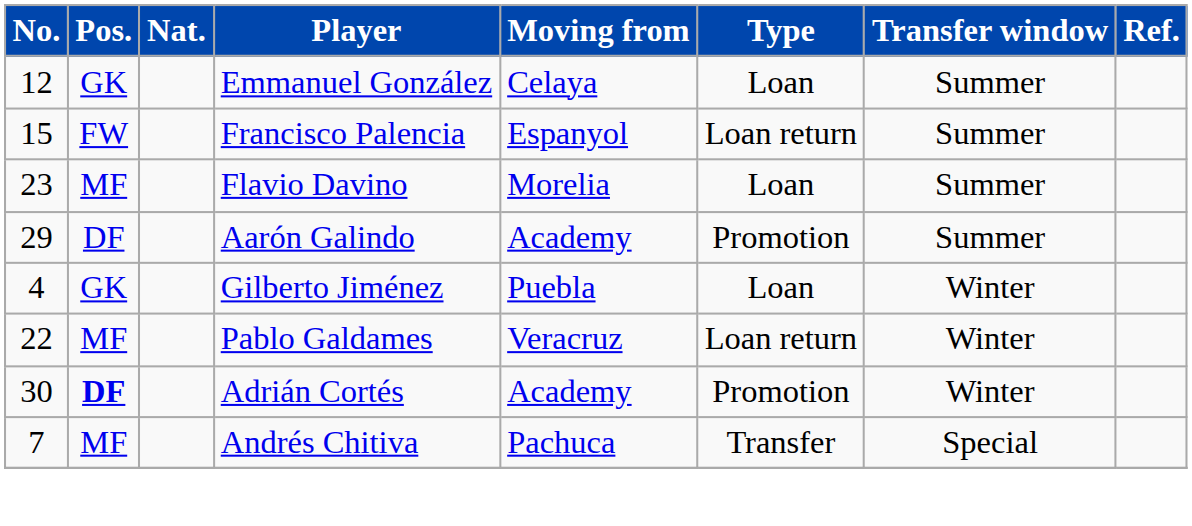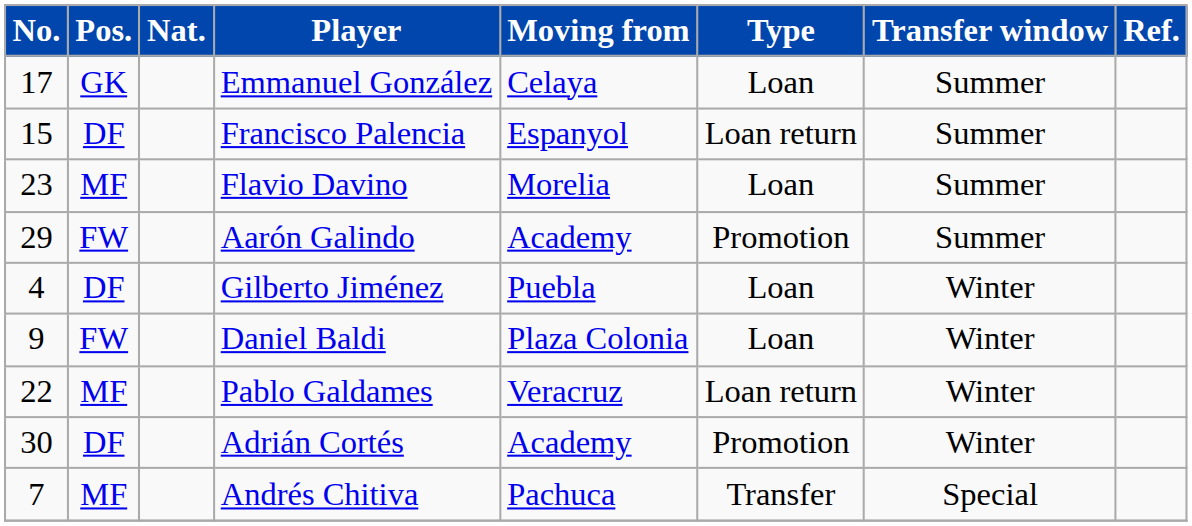(36, 81) 12 -> (36, 81) 17
(104, 133) FW -> (104, 133) DF
(104, 236) DF -> (104, 236) FW
(104, 287) GK -> (104, 287) DF
+ row: (303, 339)
(104, 390) bold -> (104, 442) normal
